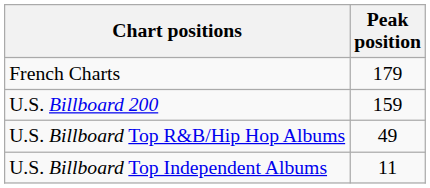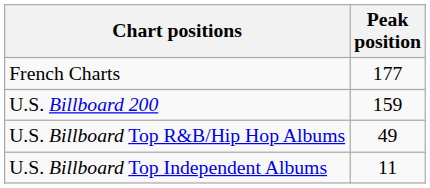(388, 73) 179 -> (388, 73) 177
